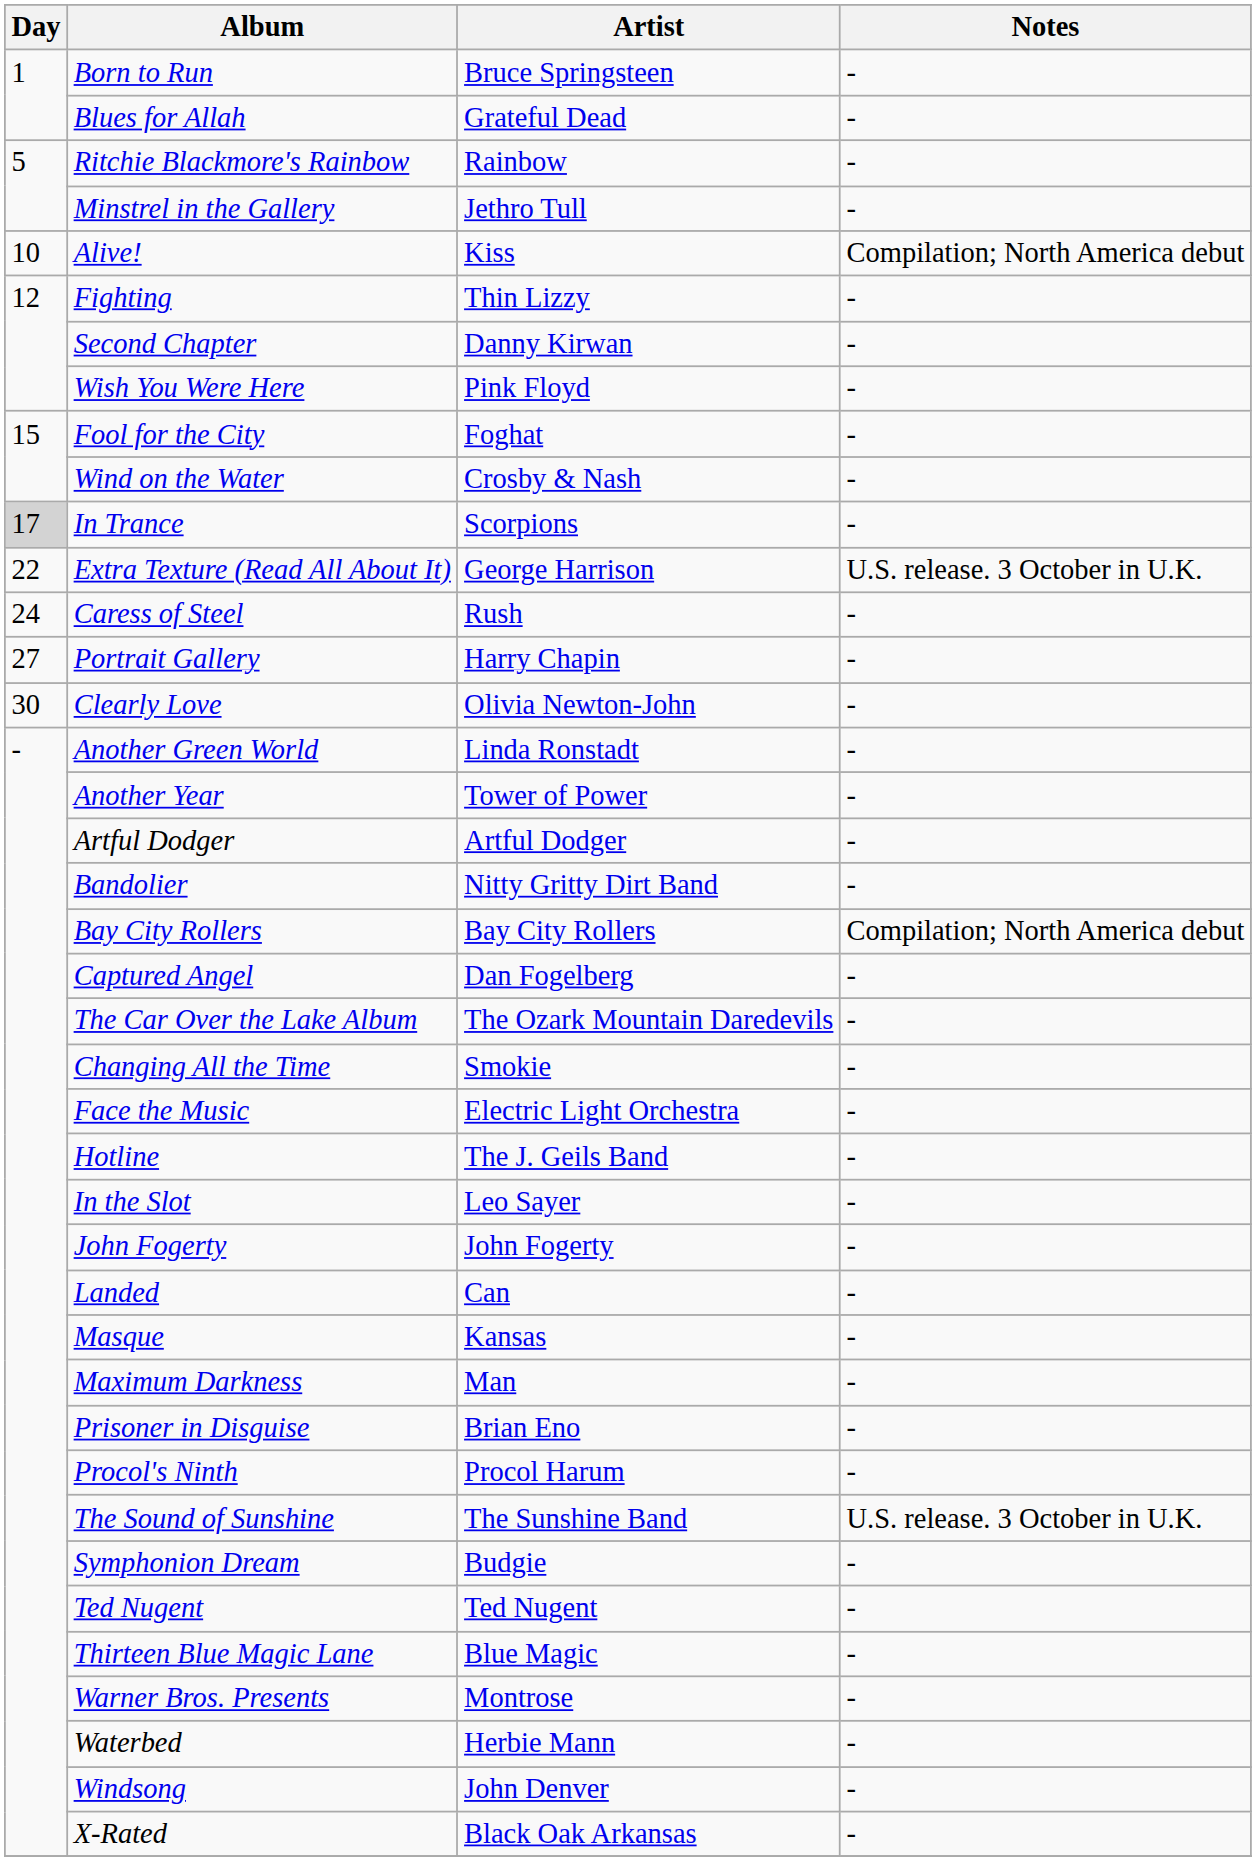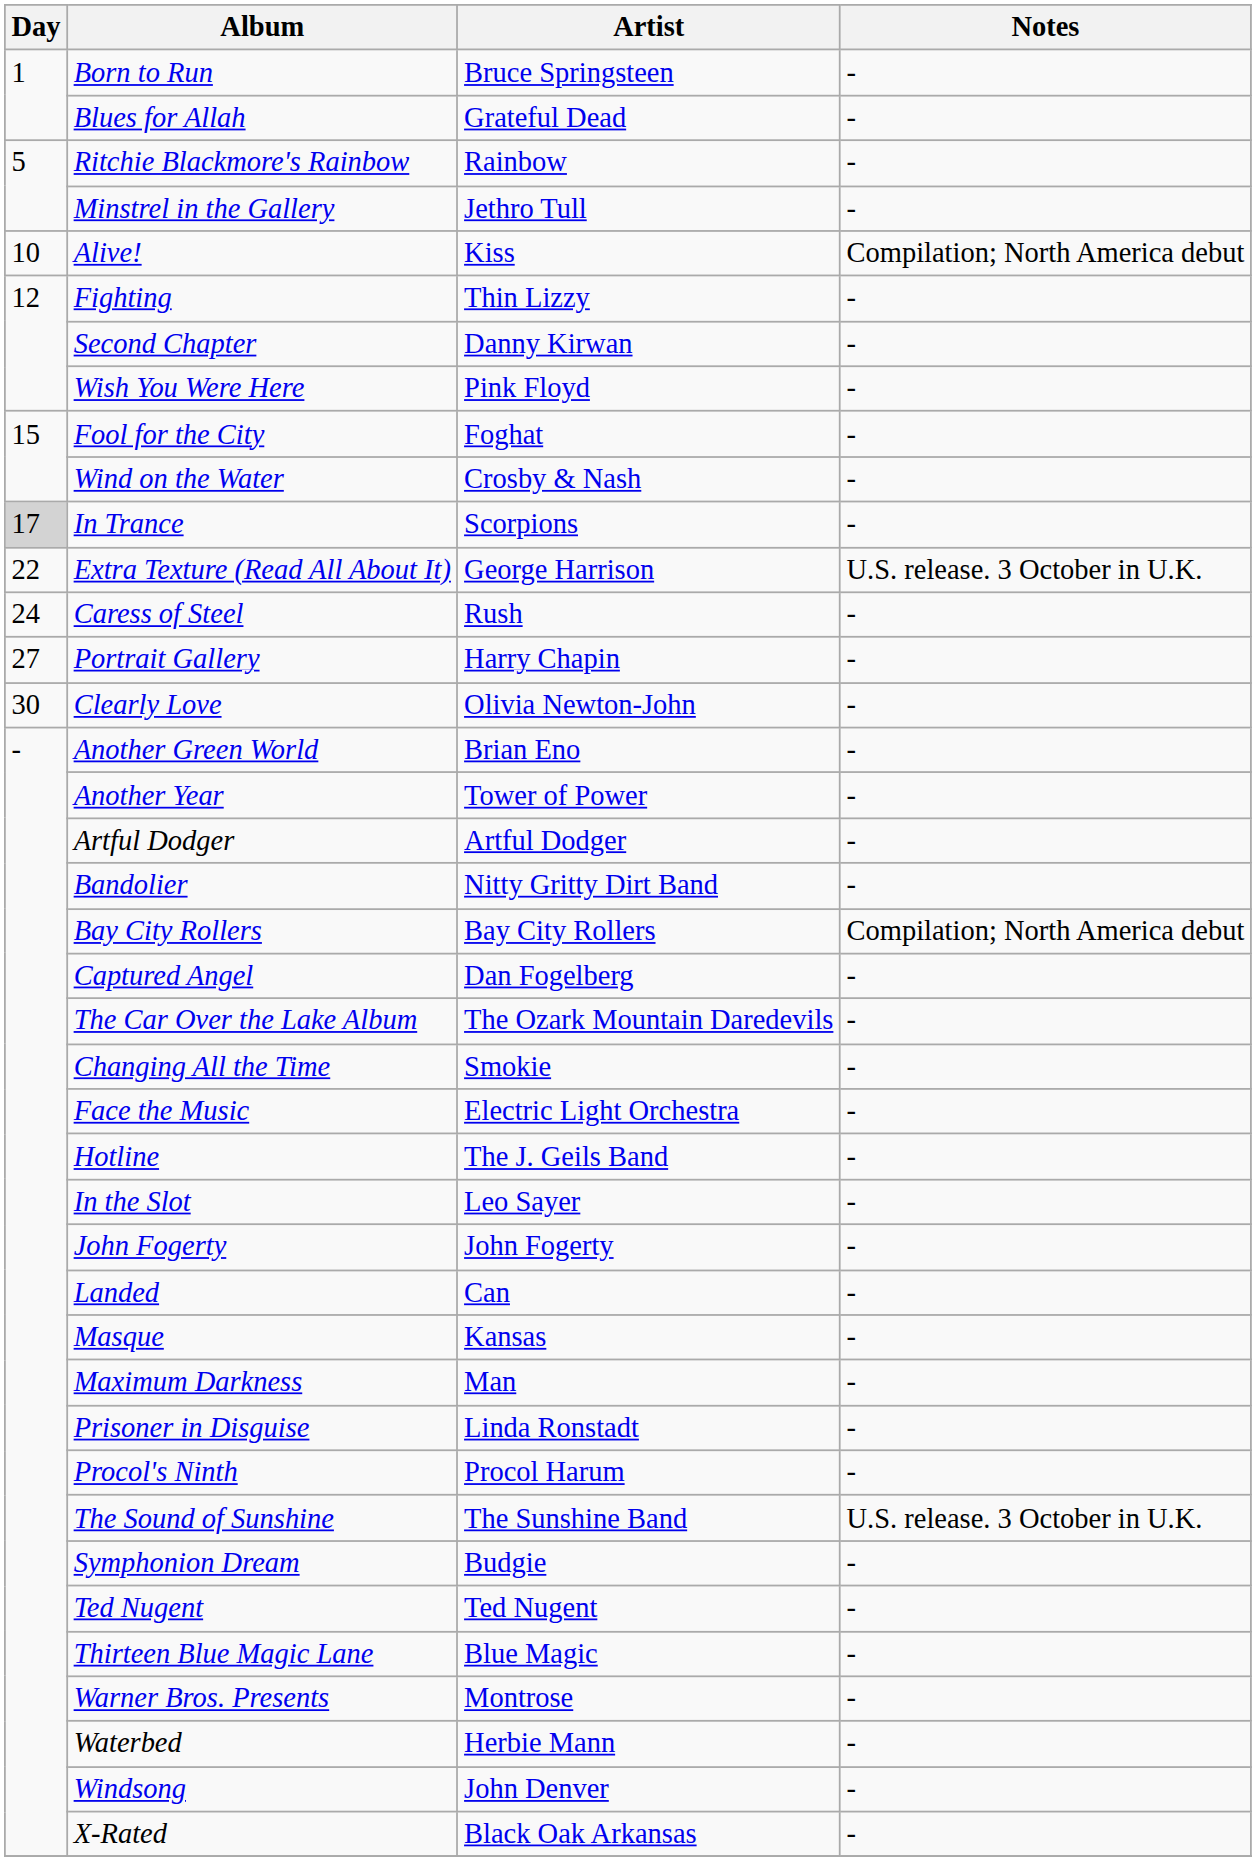(551, 749) Linda Ronstadt -> (522, 749) Brian Eno
(522, 1427) Brian Eno -> (551, 1427) Linda Ronstadt
